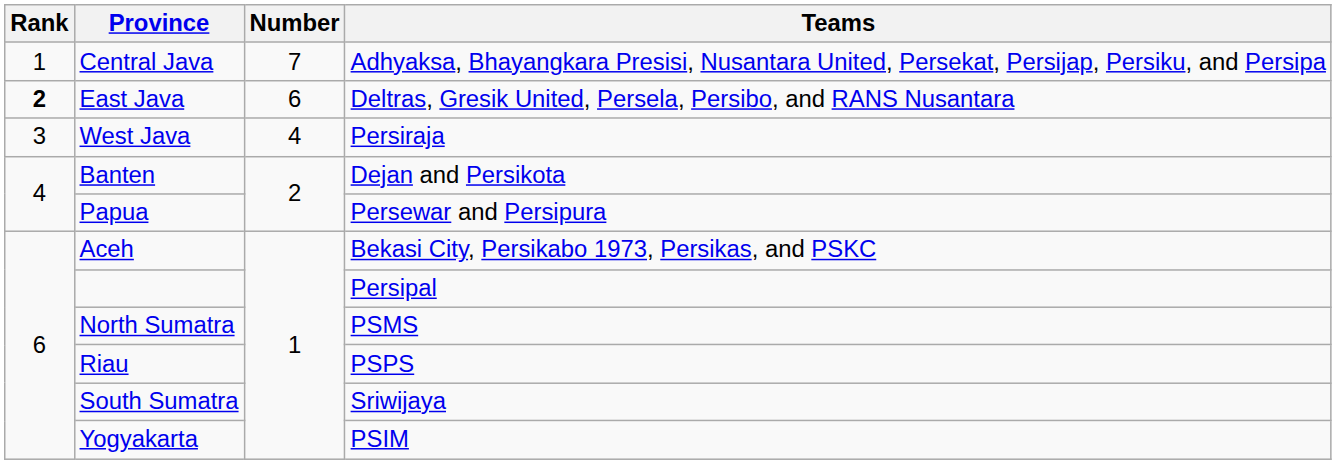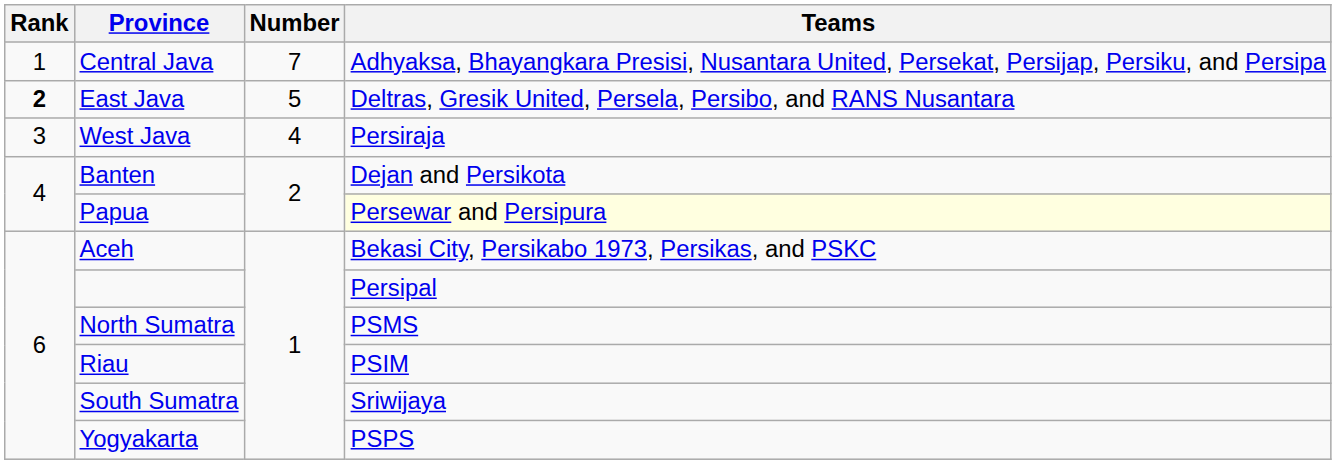(295, 99) 6 -> (295, 99) 5
(478, 212) no background -> (478, 212) lightyellow background
(382, 363) PSPS -> (380, 363) PSIM
(380, 439) PSIM -> (382, 439) PSPS
